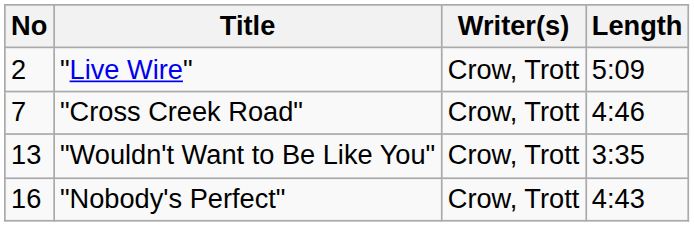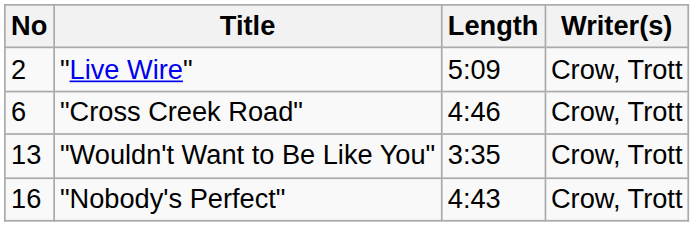columns swapped: (514, 26) <-> (637, 26)
(19, 112) 7 -> (19, 112) 6
